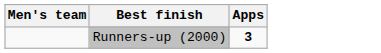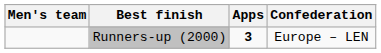+ column: (321, 15)
